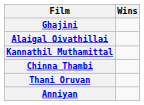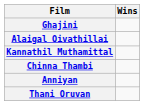rows swapped: (60, 94) <-> (60, 80)
